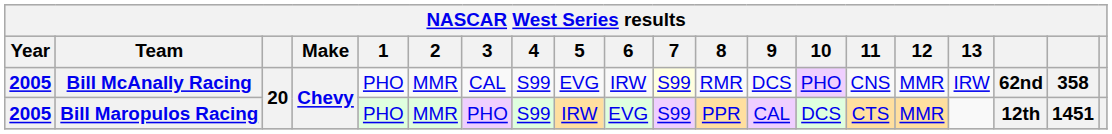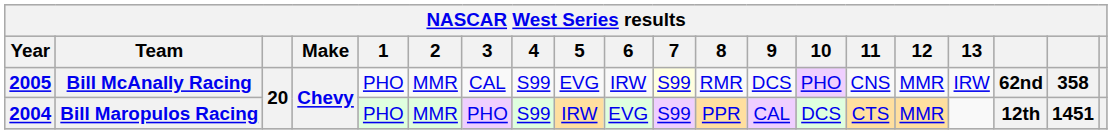(30, 113) 2005 -> (30, 113) 2004
